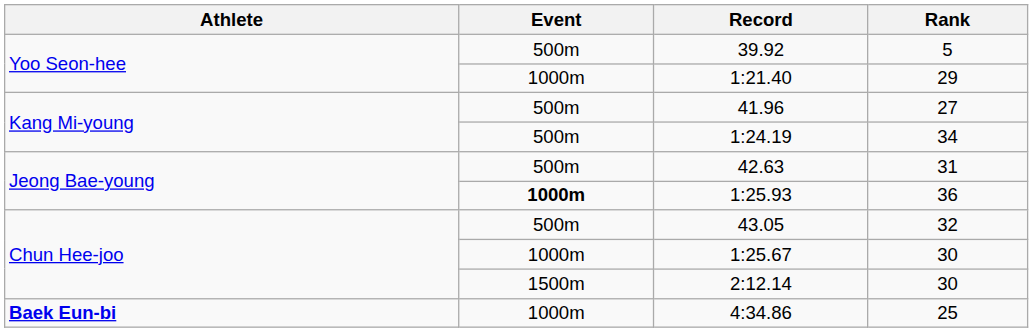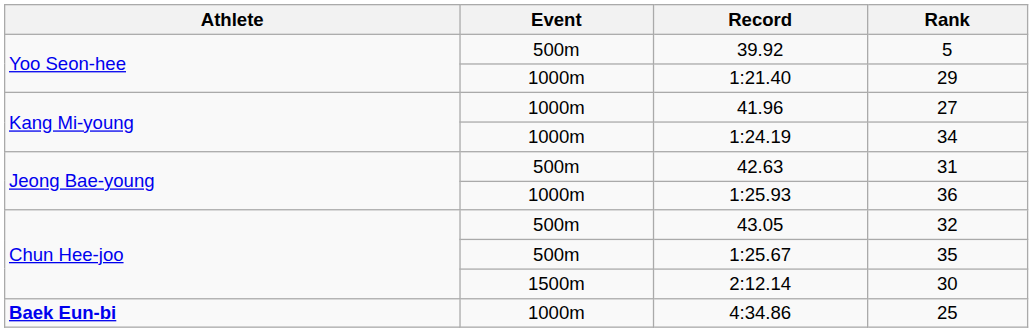(556, 108) 500m -> (556, 108) 1000m
(556, 137) 500m -> (556, 137) 1000m
(556, 196) bold -> (556, 196) normal
(556, 254) 1000m -> (556, 254) 500m
(947, 254) 30 -> (947, 254) 35
